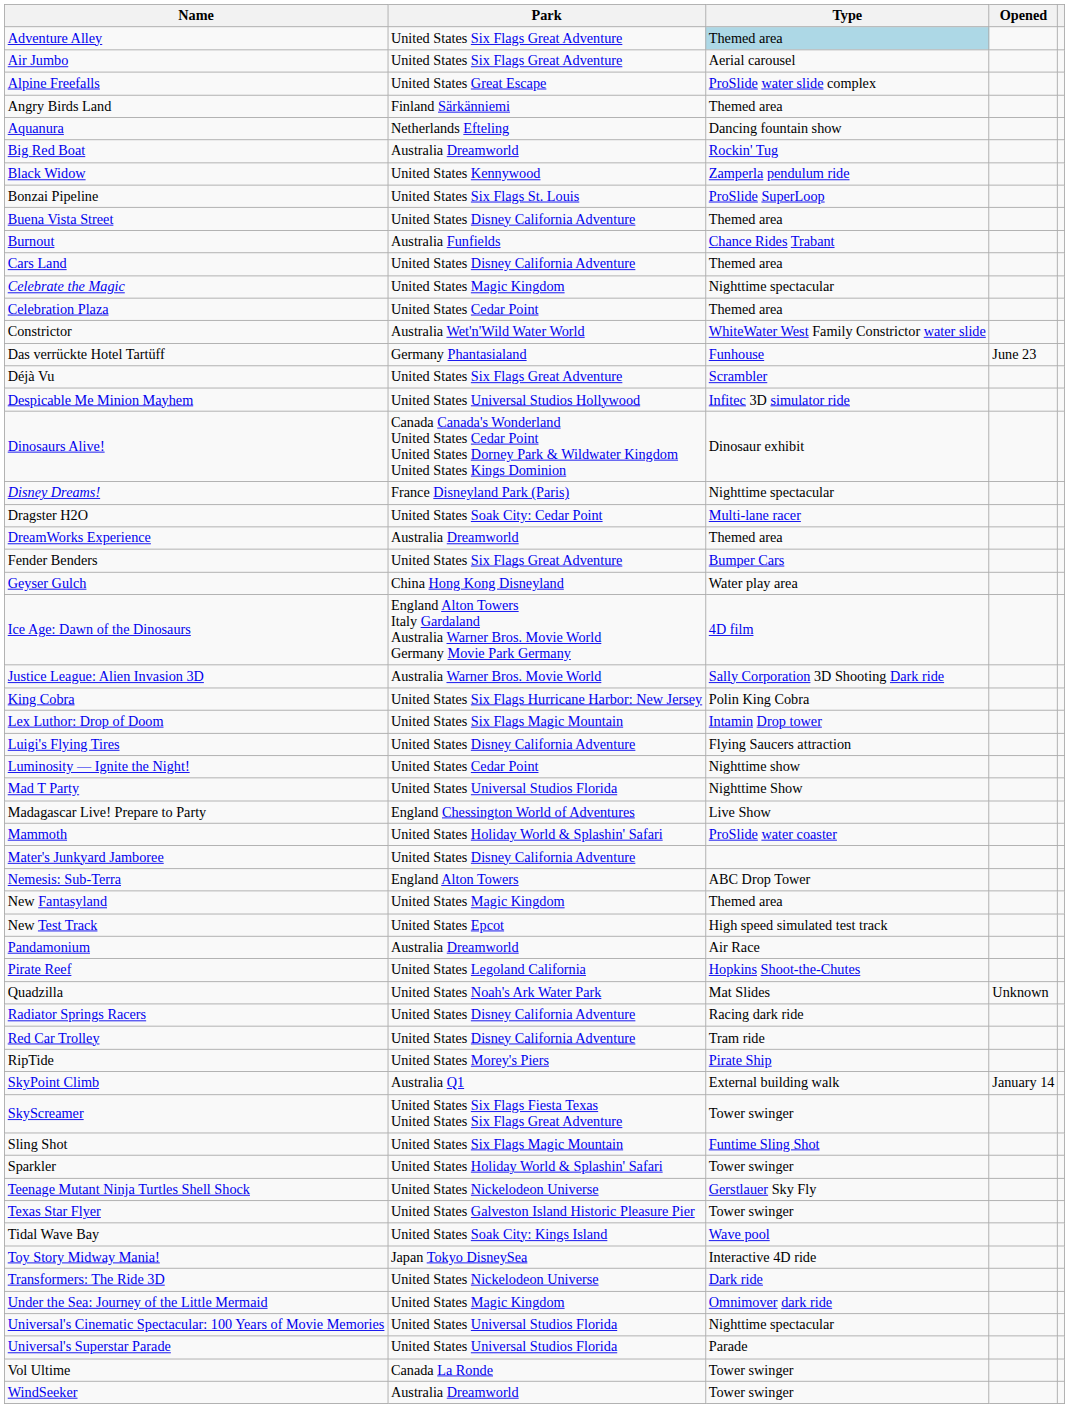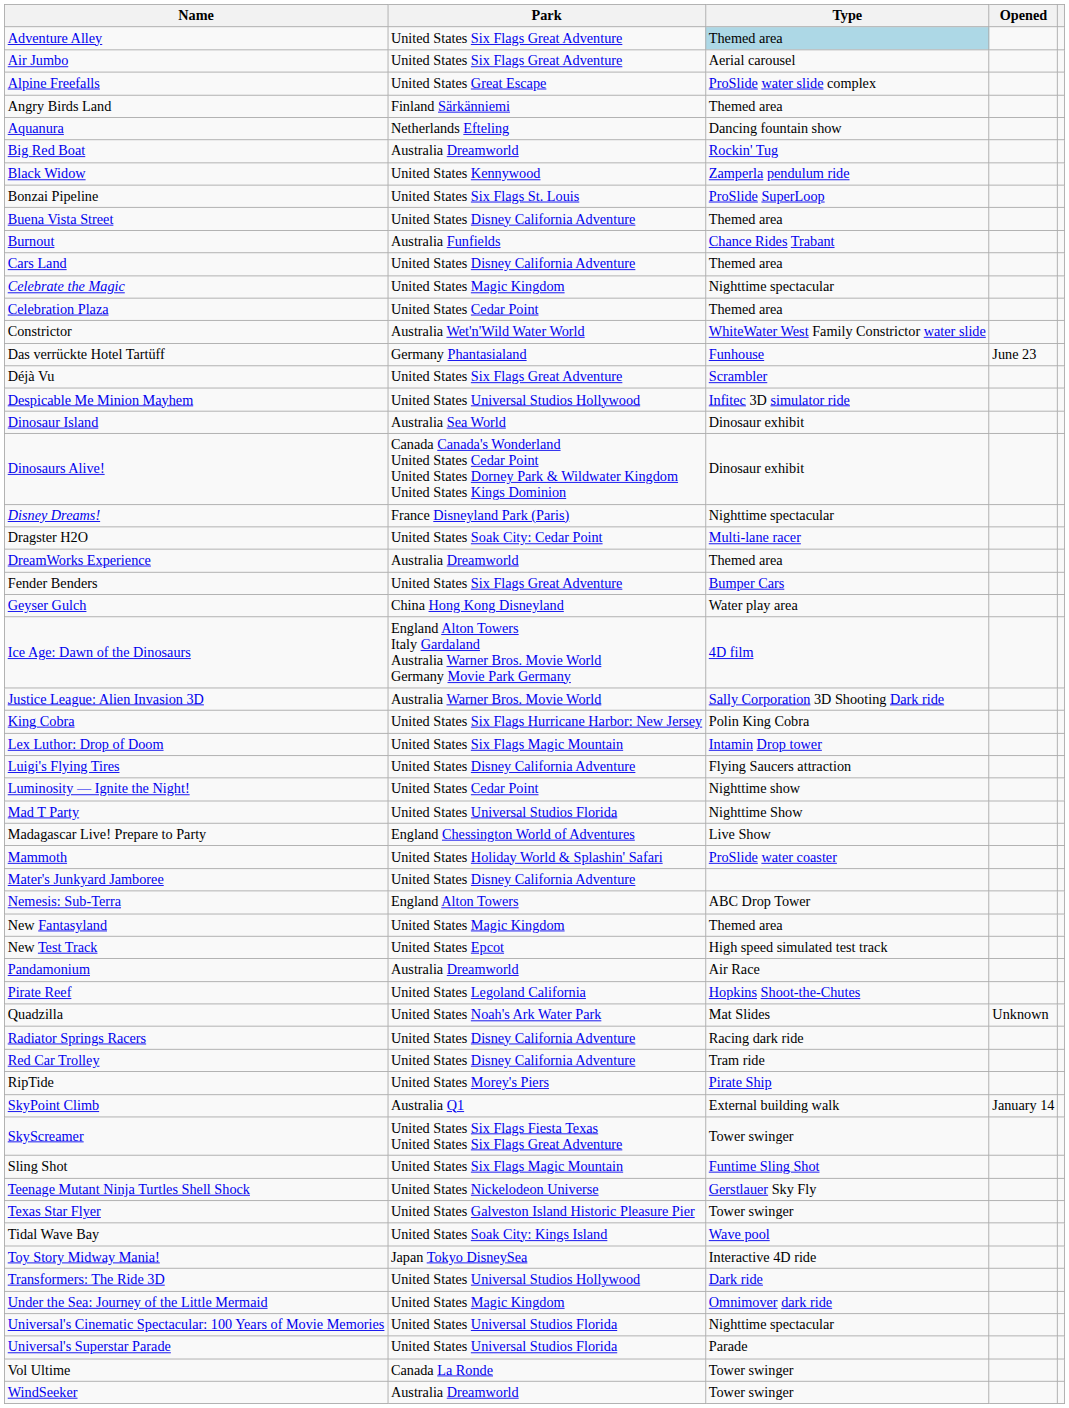+ row: (53, 422)
- row: (32, 1166)
(495, 1279) United States Nickelodeon Universe -> (516, 1279) United States Universal Studios Hollywood
